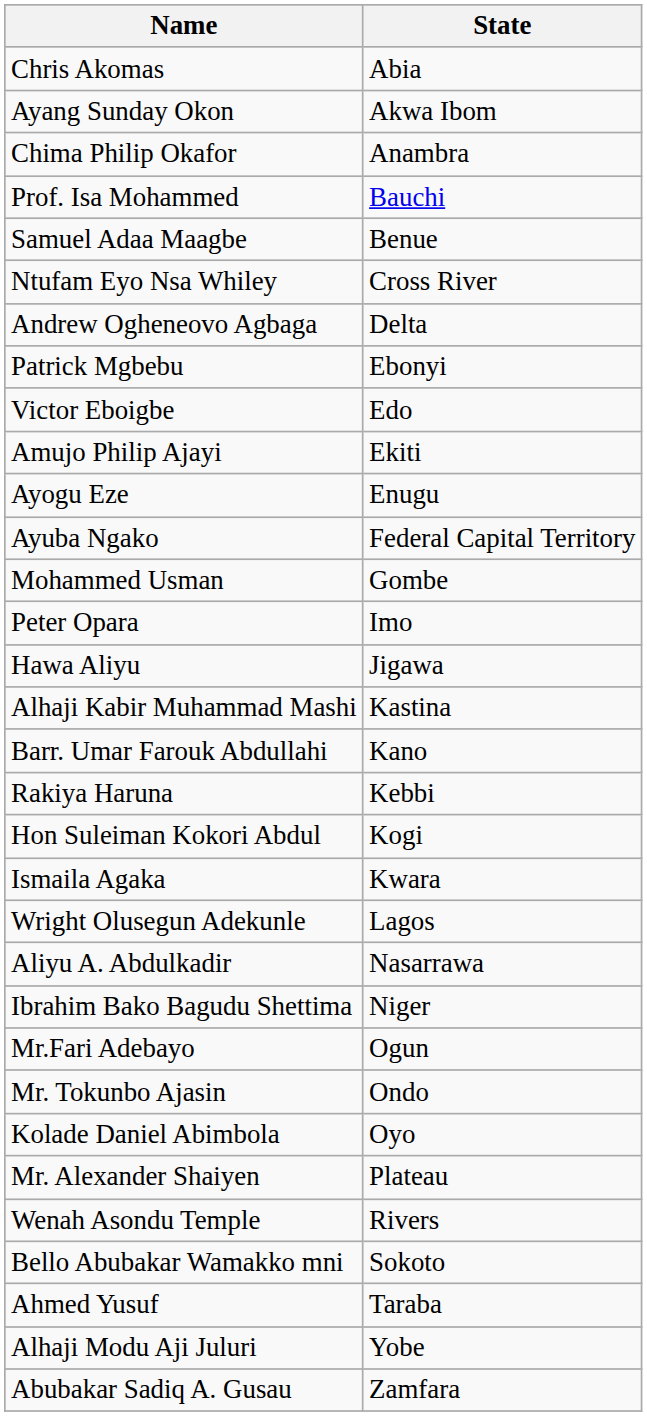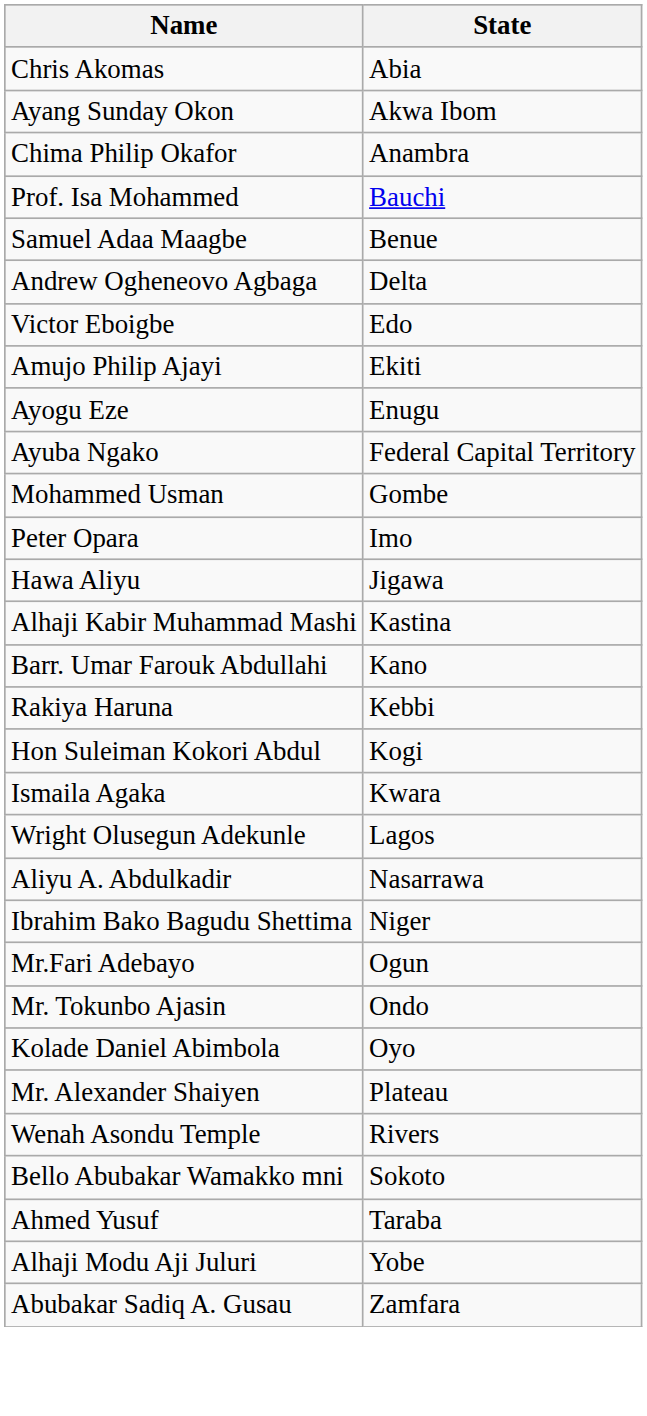- row: (144, 281)
- row: (97, 366)
